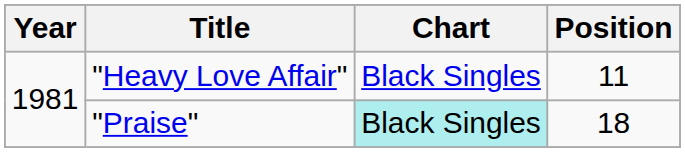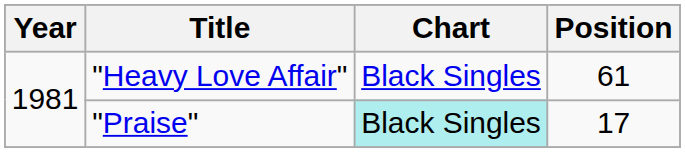(614, 75) 11 -> (614, 75) 61
(614, 123) 18 -> (614, 123) 17
